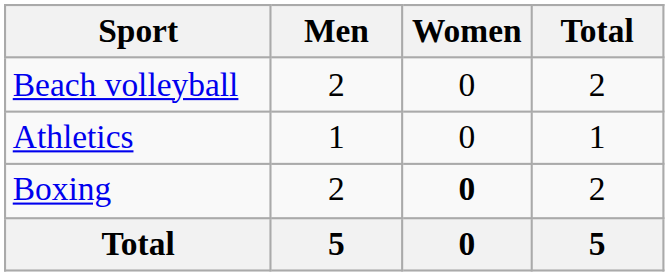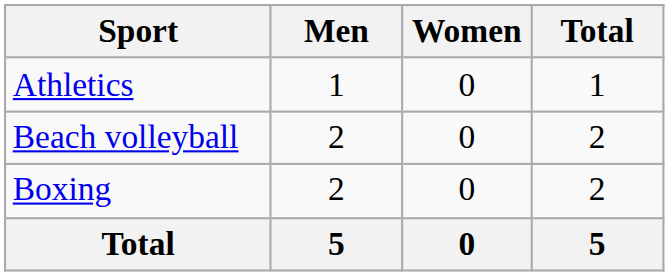rows swapped: (73, 137) <-> (126, 84)
(467, 190) bold -> (467, 190) normal
